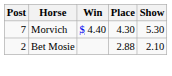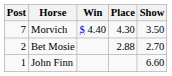(155, 29) 5.30 -> (155, 29) 3.50
(155, 46) 2.10 -> (155, 46) 2.70
+ row: (52, 63)
